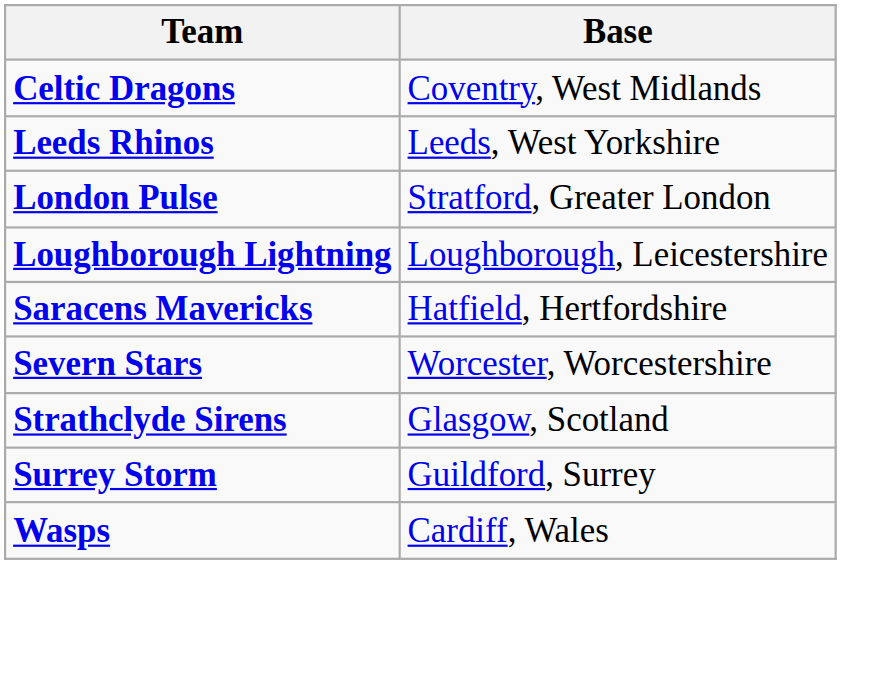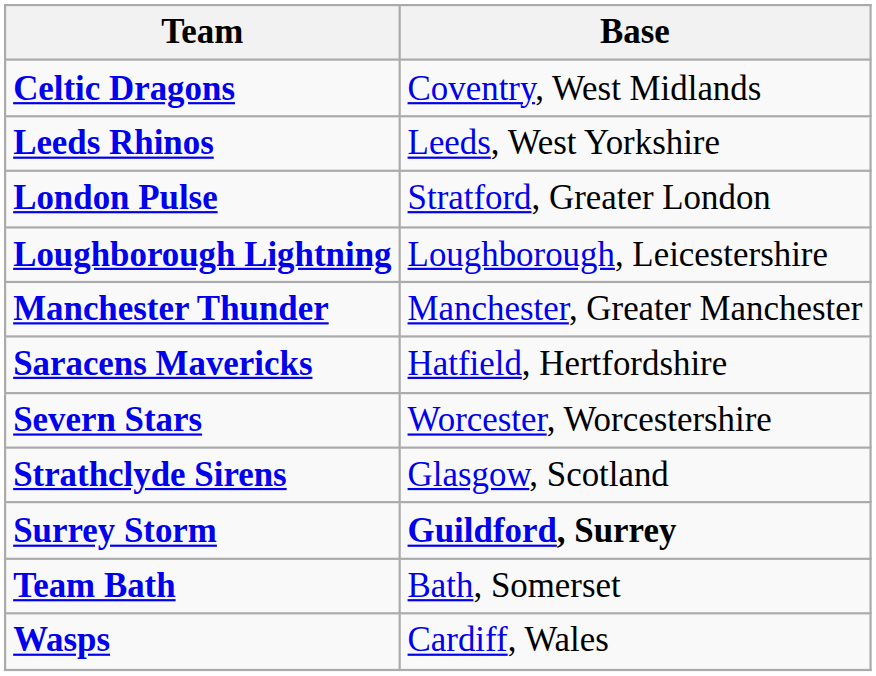+ row: (171, 308)
(532, 474) normal -> (542, 530) bold
+ row: (94, 585)
